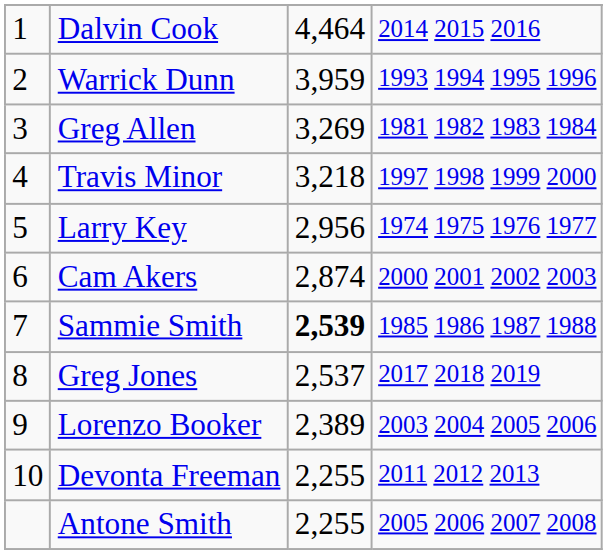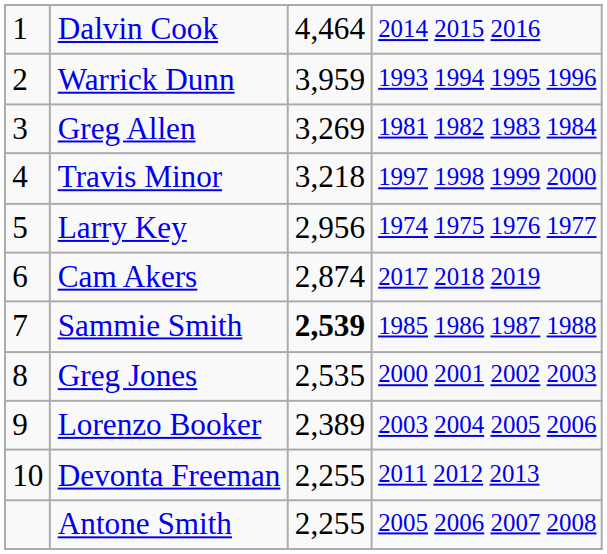(487, 276) 2000 2001 2002 2003 -> (459, 276) 2017 2018 2019
(330, 375) 2,537 -> (330, 375) 2,535
(459, 375) 2017 2018 2019 -> (487, 375) 2000 2001 2002 2003
